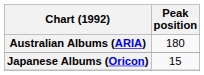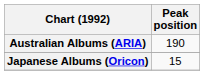(175, 43) 180 -> (175, 43) 190
